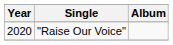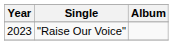(19, 31) 2020 -> (19, 31) 2023
